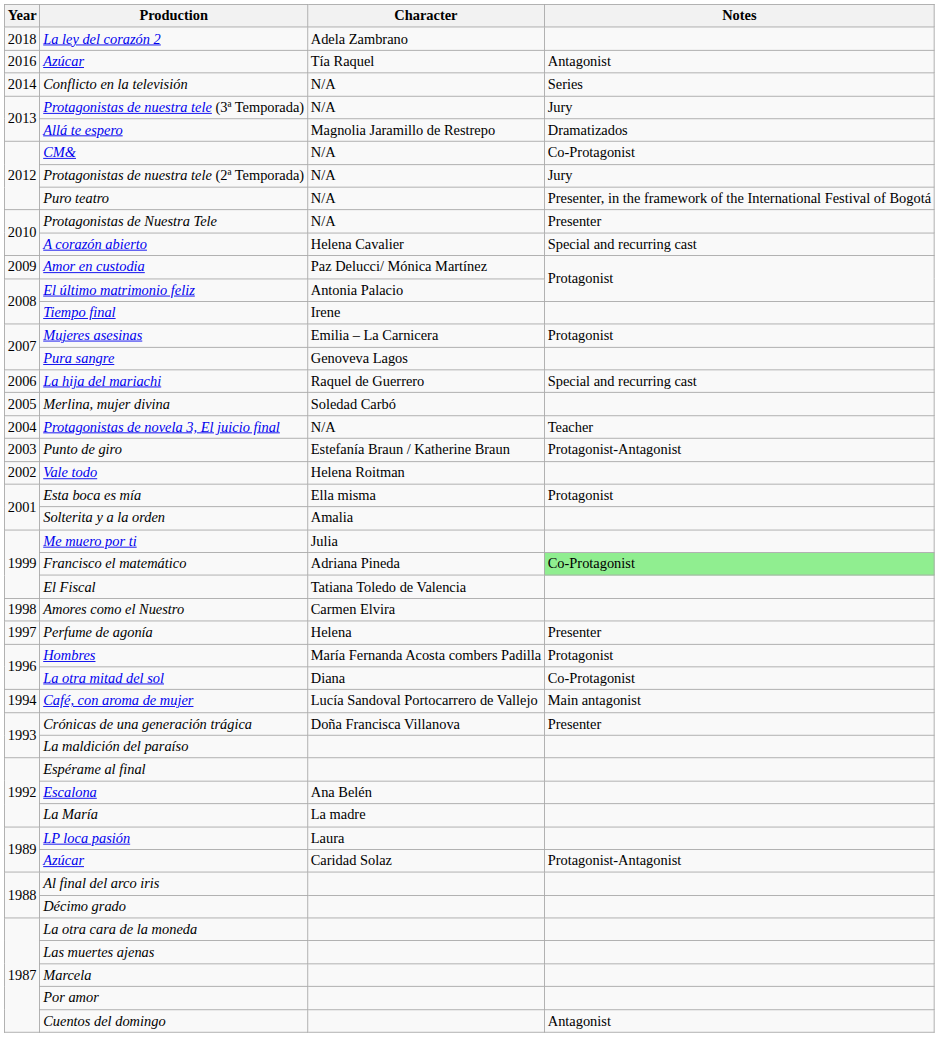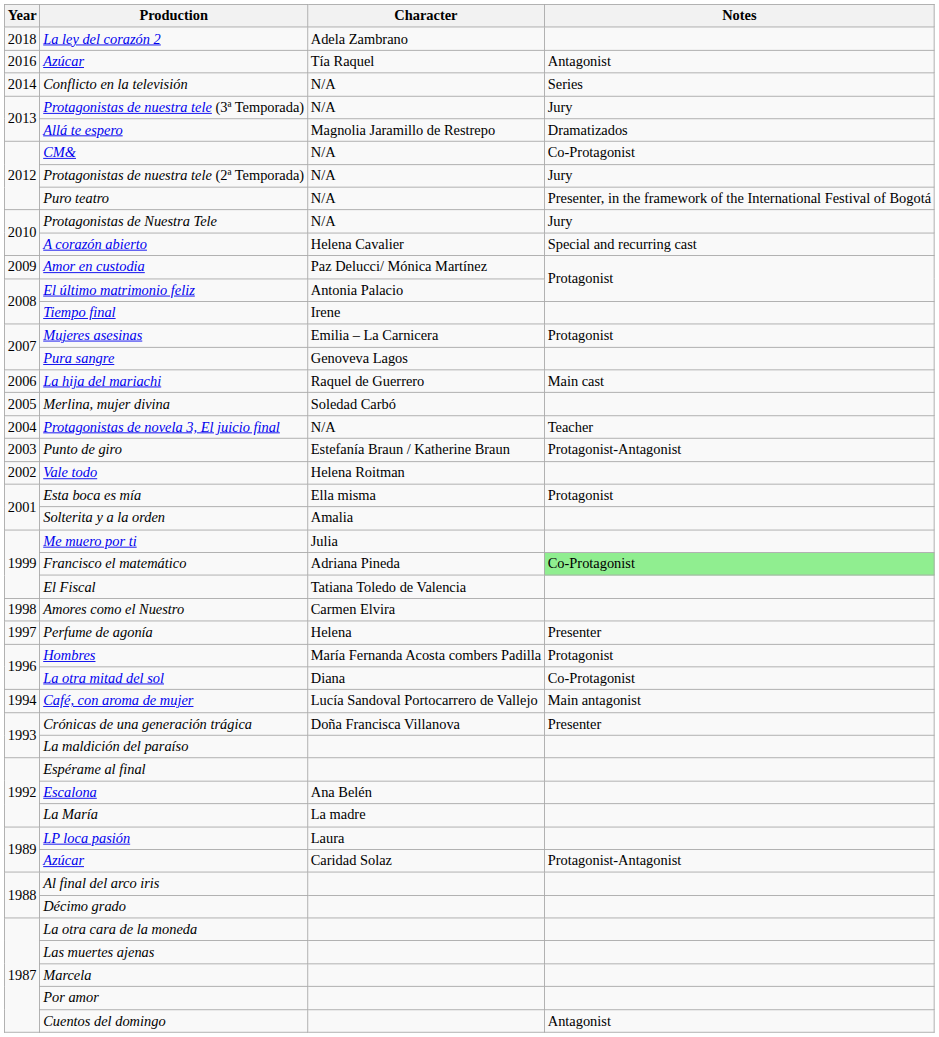(575, 221) Presenter -> (560, 221) Jury
(622, 381) Special and recurring cast -> (576, 381) Main cast
